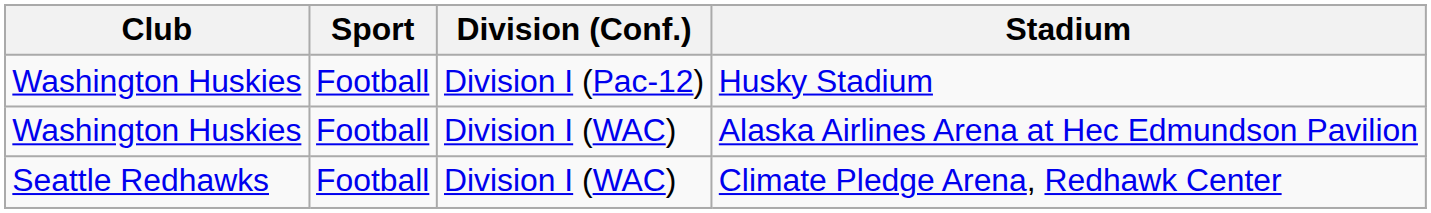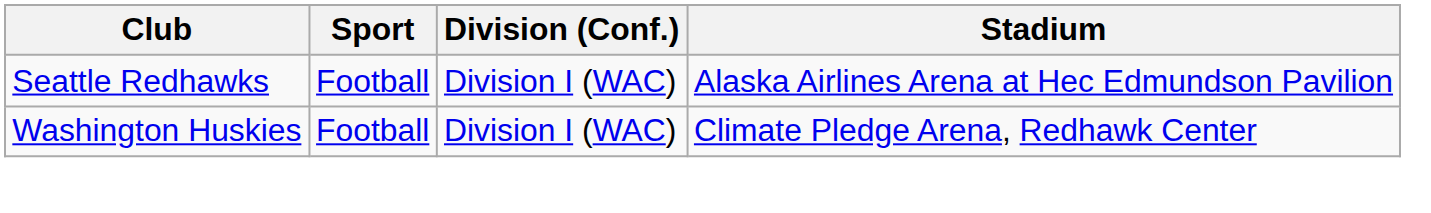- row: (826, 80)
(157, 130) Washington Huskies -> (141, 80) Seattle Redhawks
(141, 181) Seattle Redhawks -> (157, 130) Washington Huskies
